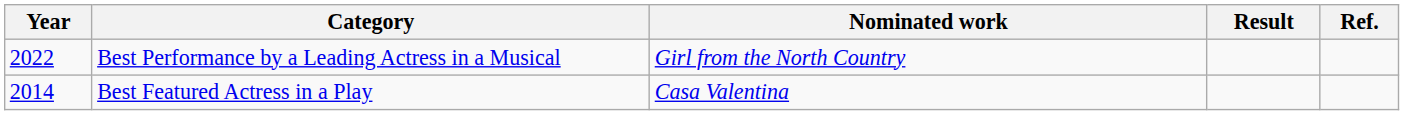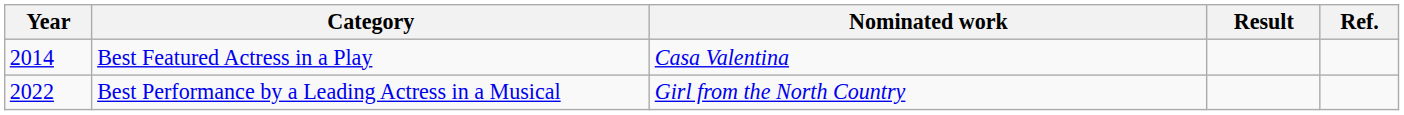rows swapped: (235, 92) <-> (329, 57)
